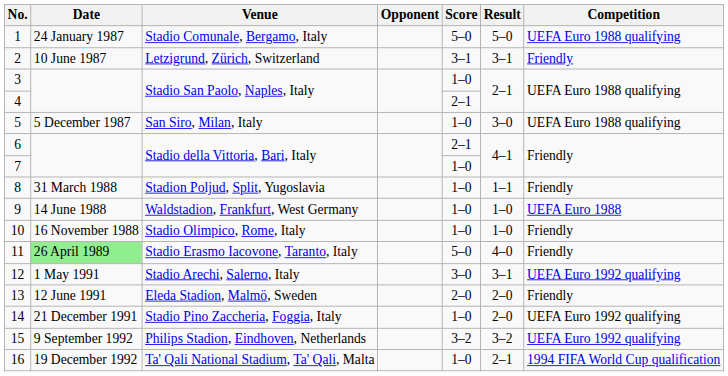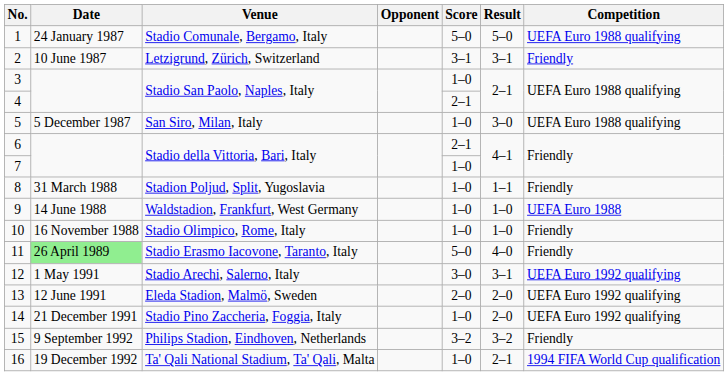(550, 295) Friendly -> (604, 295) UEFA Euro 1992 qualifying
(604, 338) UEFA Euro 1992 qualifying -> (550, 338) Friendly
